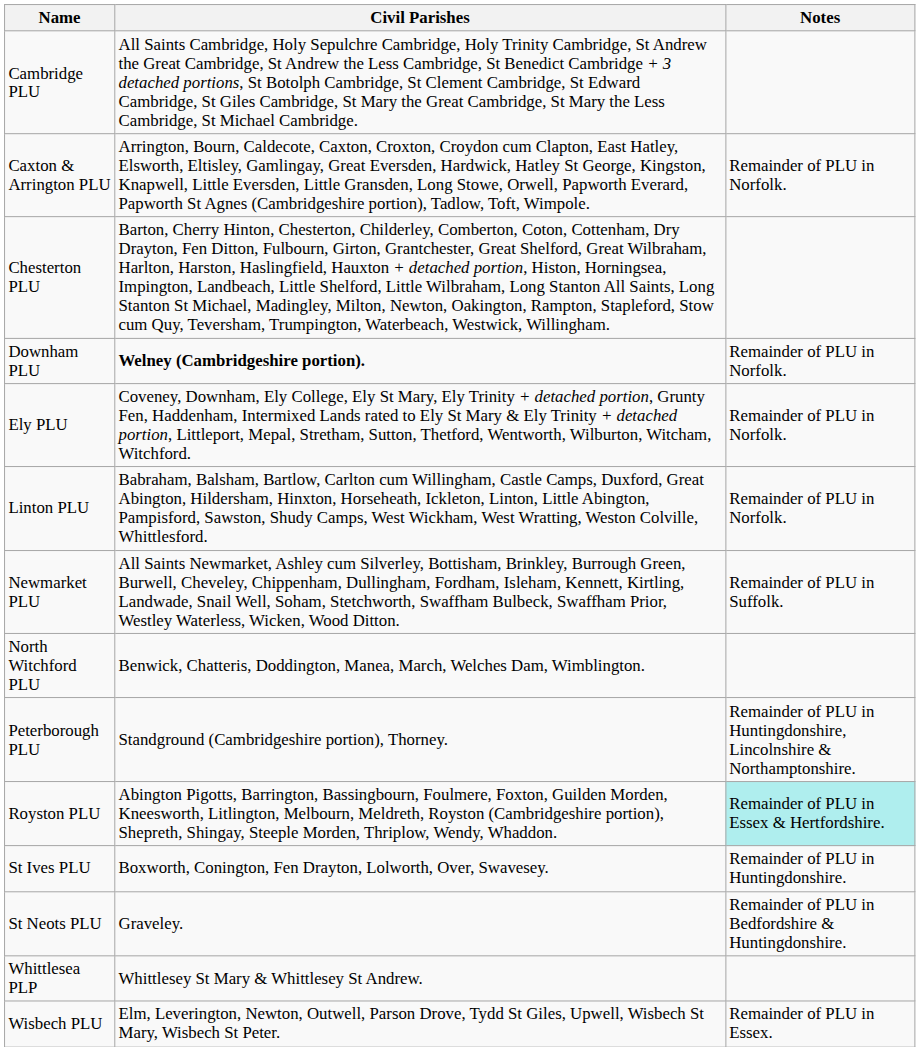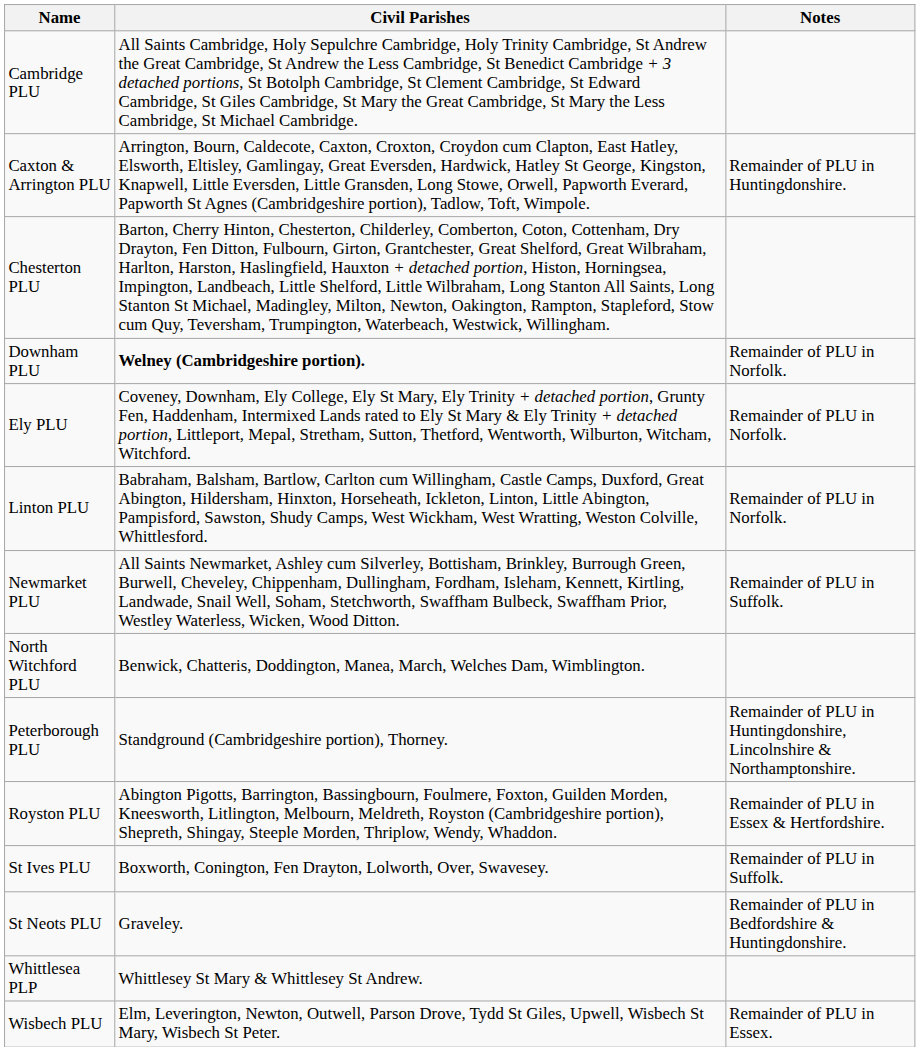(802, 175) Remainder of PLU in Norfolk. -> (802, 175) Remainder of PLU in Huntingdonshire.
(807, 813) paleturquoise background -> (807, 813) no background
(802, 868) Remainder of PLU in Huntingdonshire. -> (802, 868) Remainder of PLU in Suffolk.
